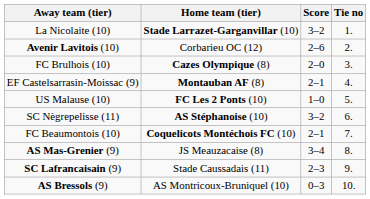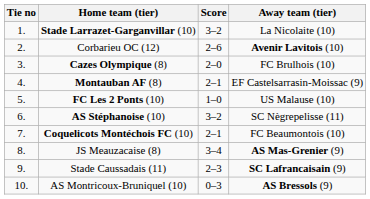columns swapped: (349, 13) <-> (73, 13)
